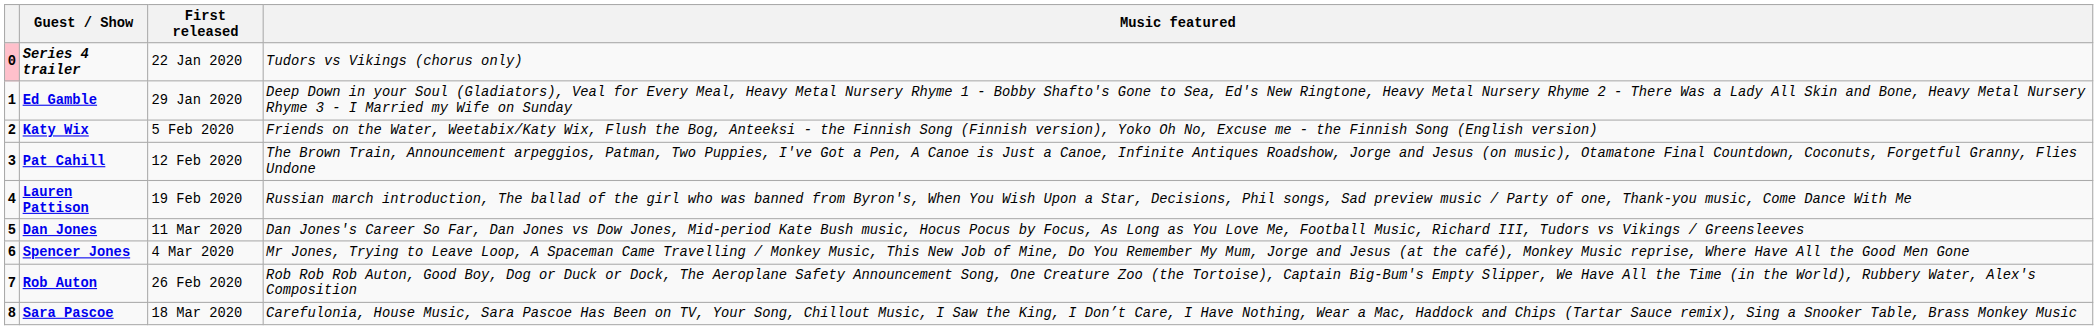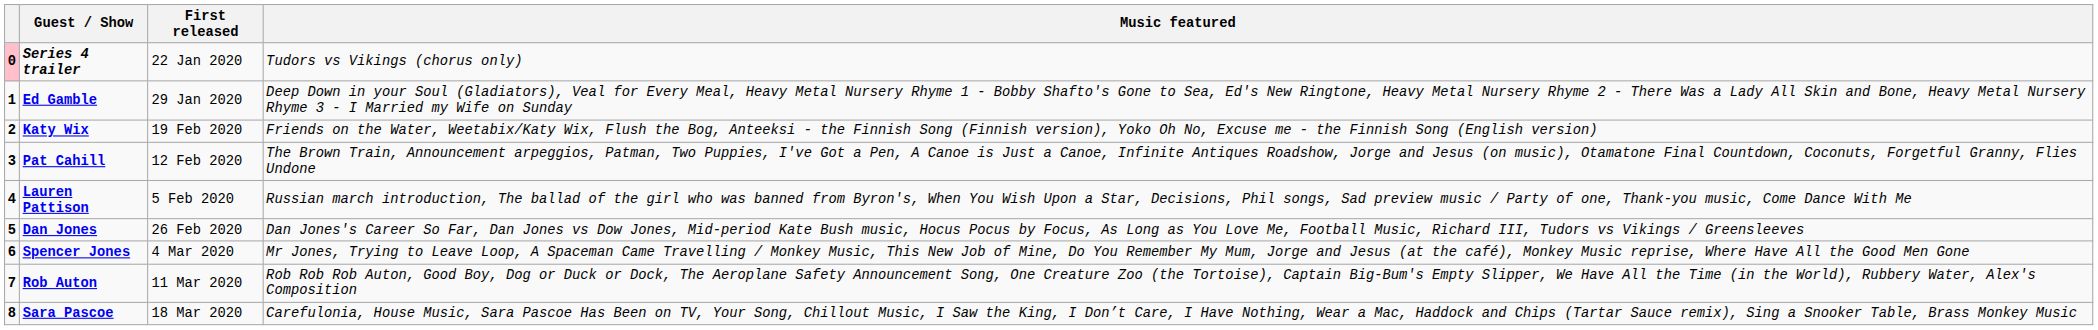(193, 131) 5 Feb 2020 -> (197, 131) 19 Feb 2020
(197, 200) 19 Feb 2020 -> (193, 200) 5 Feb 2020
(197, 230) 11 Mar 2020 -> (197, 230) 26 Feb 2020
(197, 283) 26 Feb 2020 -> (197, 283) 11 Mar 2020
